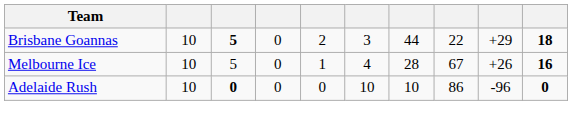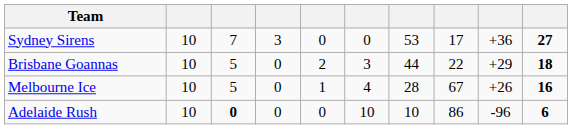+ row: (51, 40)
(233, 40) bold -> (233, 64) normal
(545, 87) 0 -> (545, 111) 6
